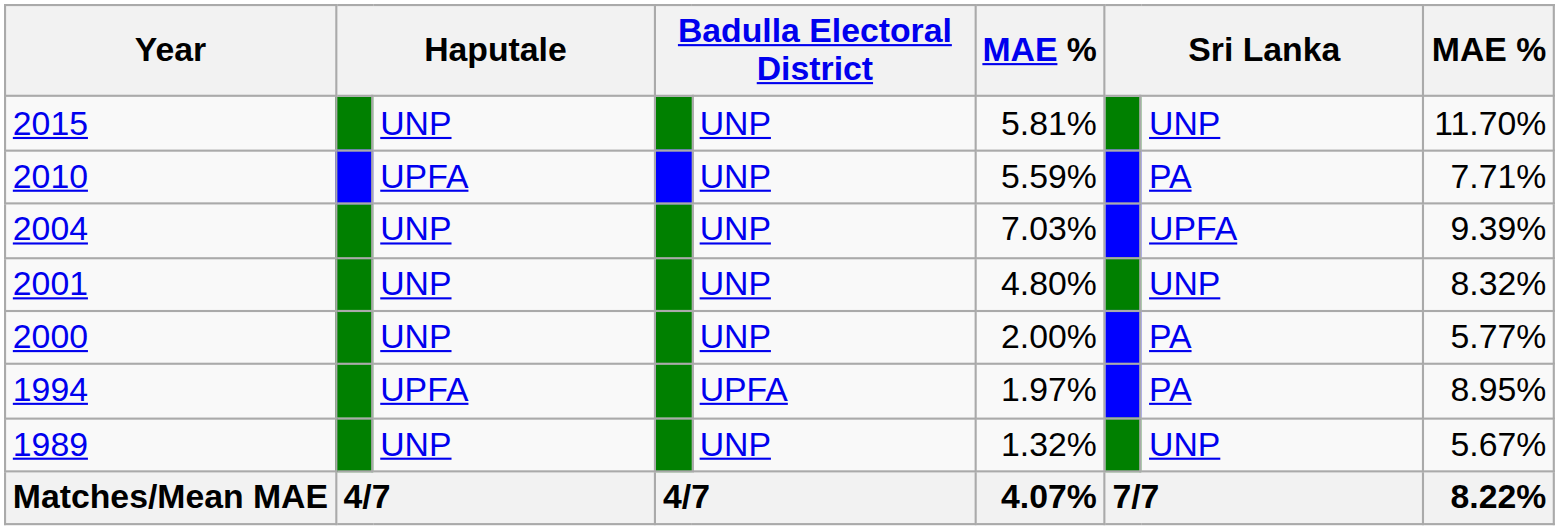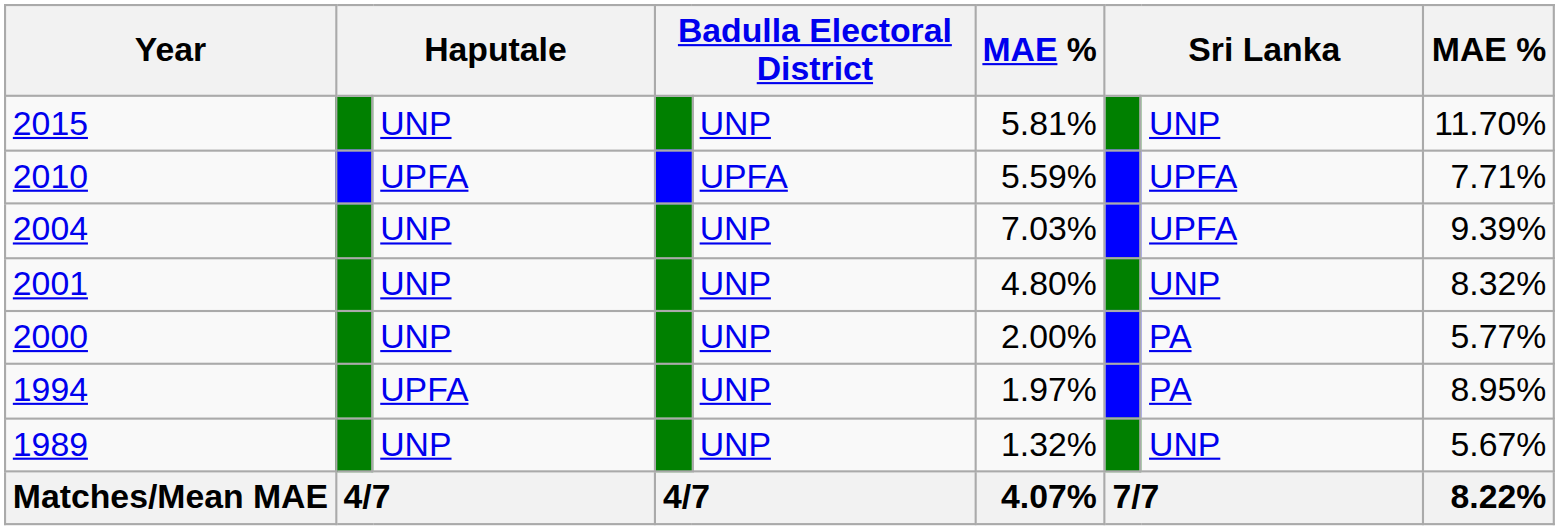(735, 176) UNP -> (744, 176) UPFA
(1170, 176) PA -> (1193, 176) UPFA
(744, 390) UPFA -> (735, 390) UNP
